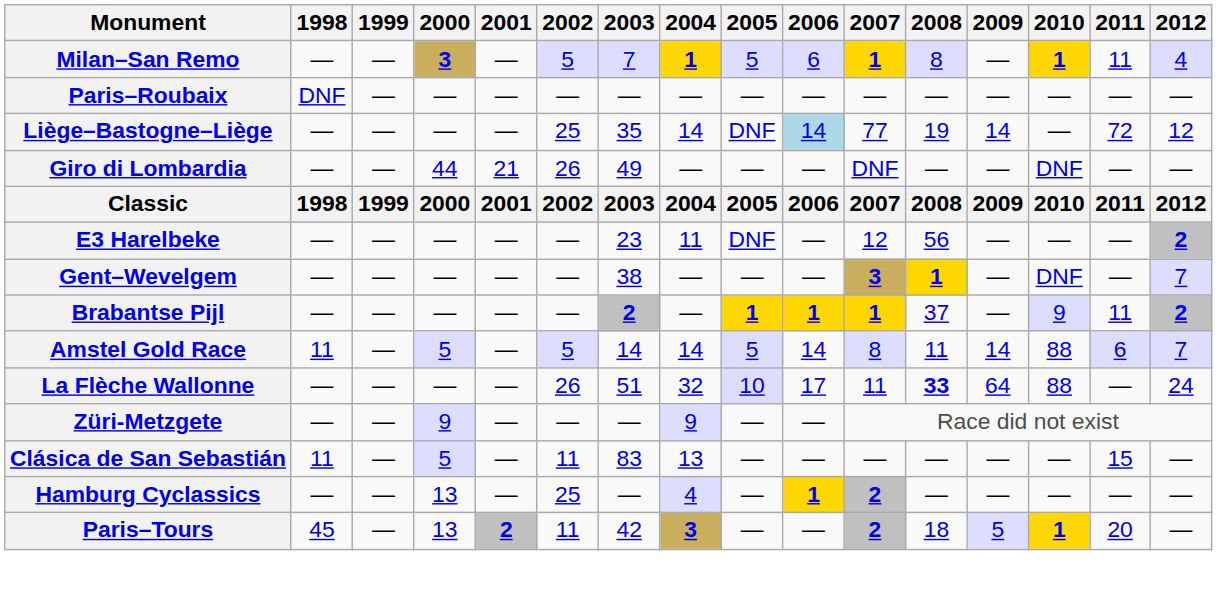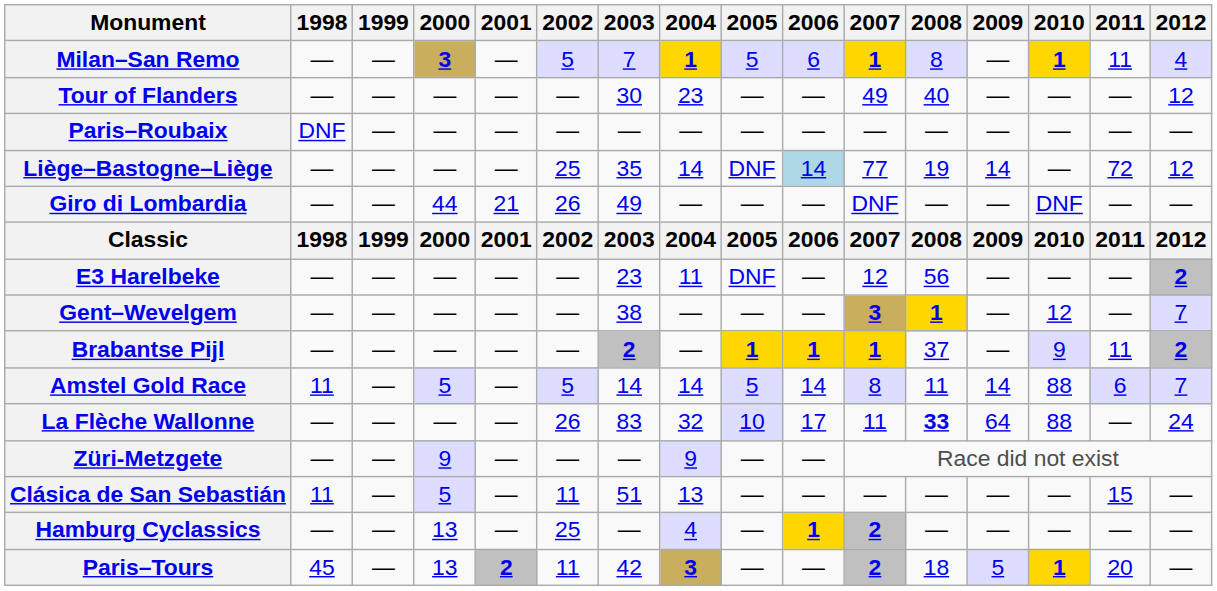+ row: (148, 95)
(1059, 276) DNF -> (1059, 312) 12
(629, 385) 51 -> (629, 421) 83
(629, 458) 83 -> (629, 494) 51
